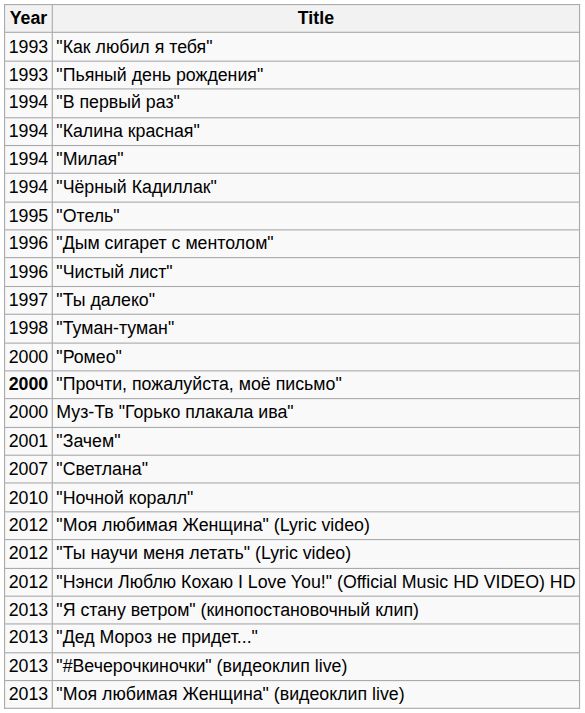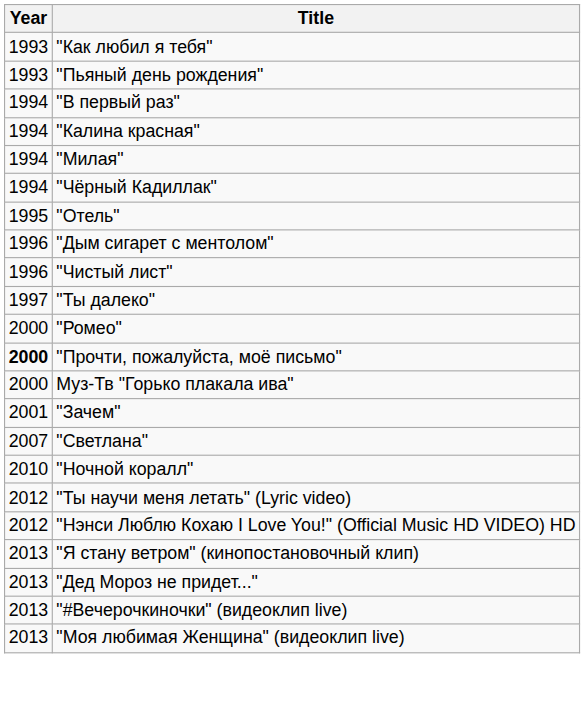- row: (115, 328)
- row: (213, 525)
